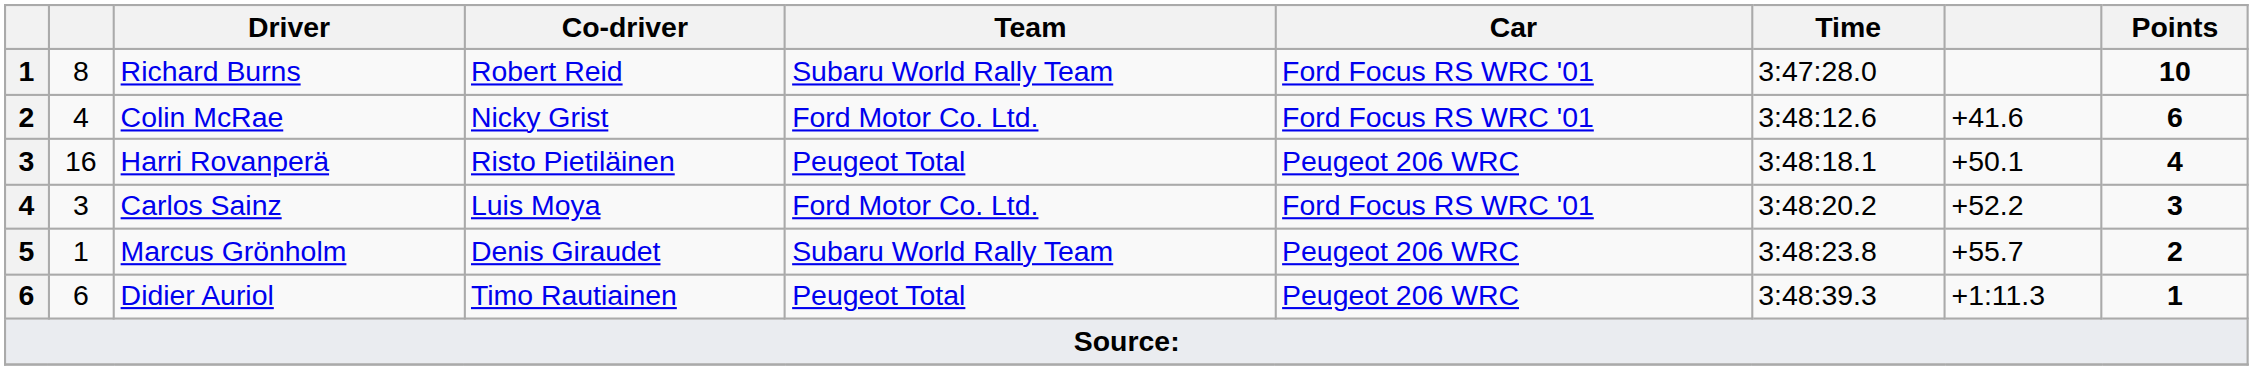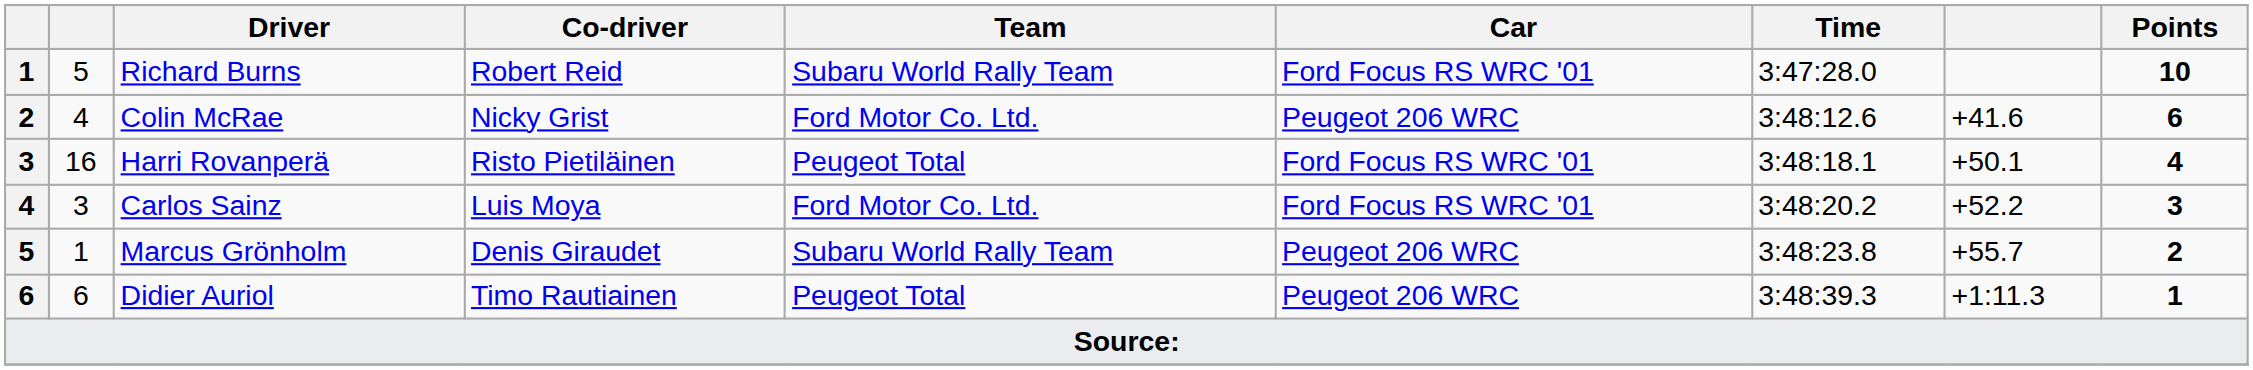(81, 72) 8 -> (81, 72) 5
(1438, 117) Ford Focus RS WRC '01 -> (1401, 117) Peugeot 206 WRC
(1401, 161) Peugeot 206 WRC -> (1438, 161) Ford Focus RS WRC '01
